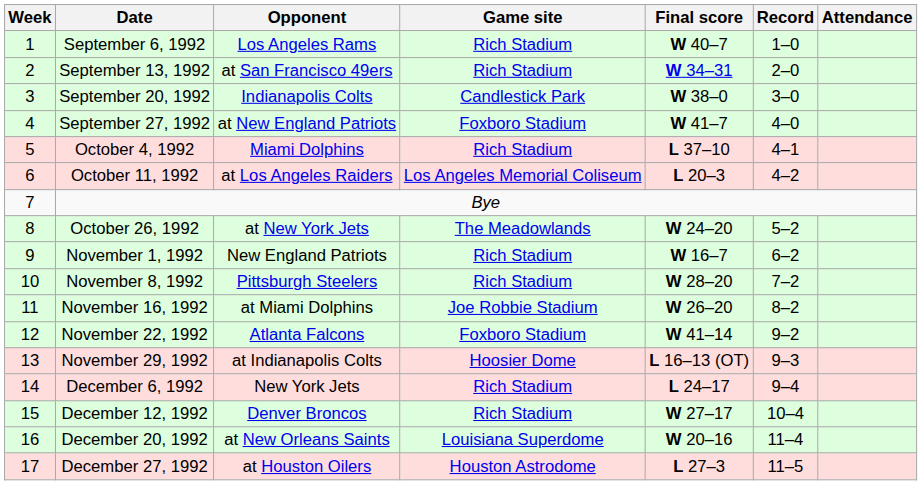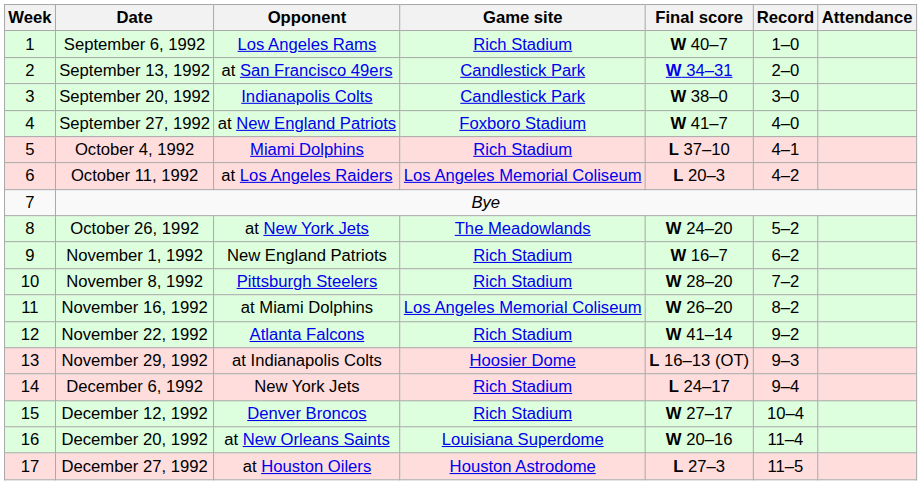(523, 70) Rich Stadium -> (523, 70) Candlestick Park
(523, 307) Joe Robbie Stadium -> (523, 307) Los Angeles Memorial Coliseum
(523, 334) Foxboro Stadium -> (523, 334) Rich Stadium
